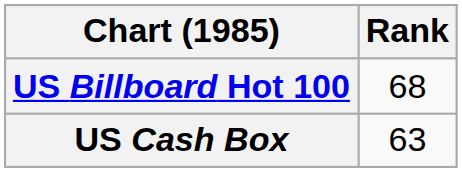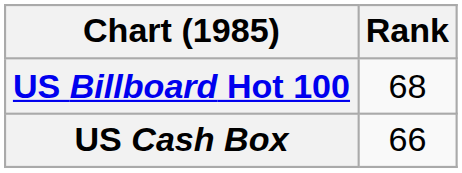(407, 139) 63 -> (407, 139) 66
